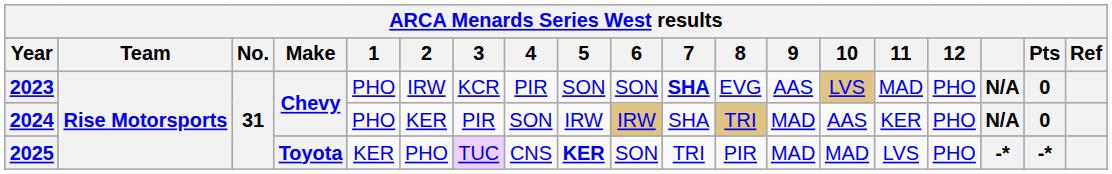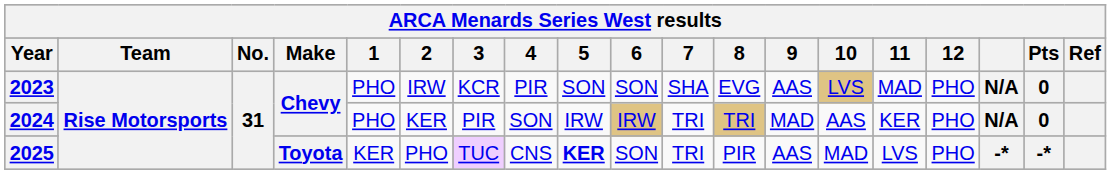(689, 87) bold -> (688, 87) normal
(689, 120) SHA -> (688, 120) TRI
(793, 153) MAD -> (792, 153) AAS
